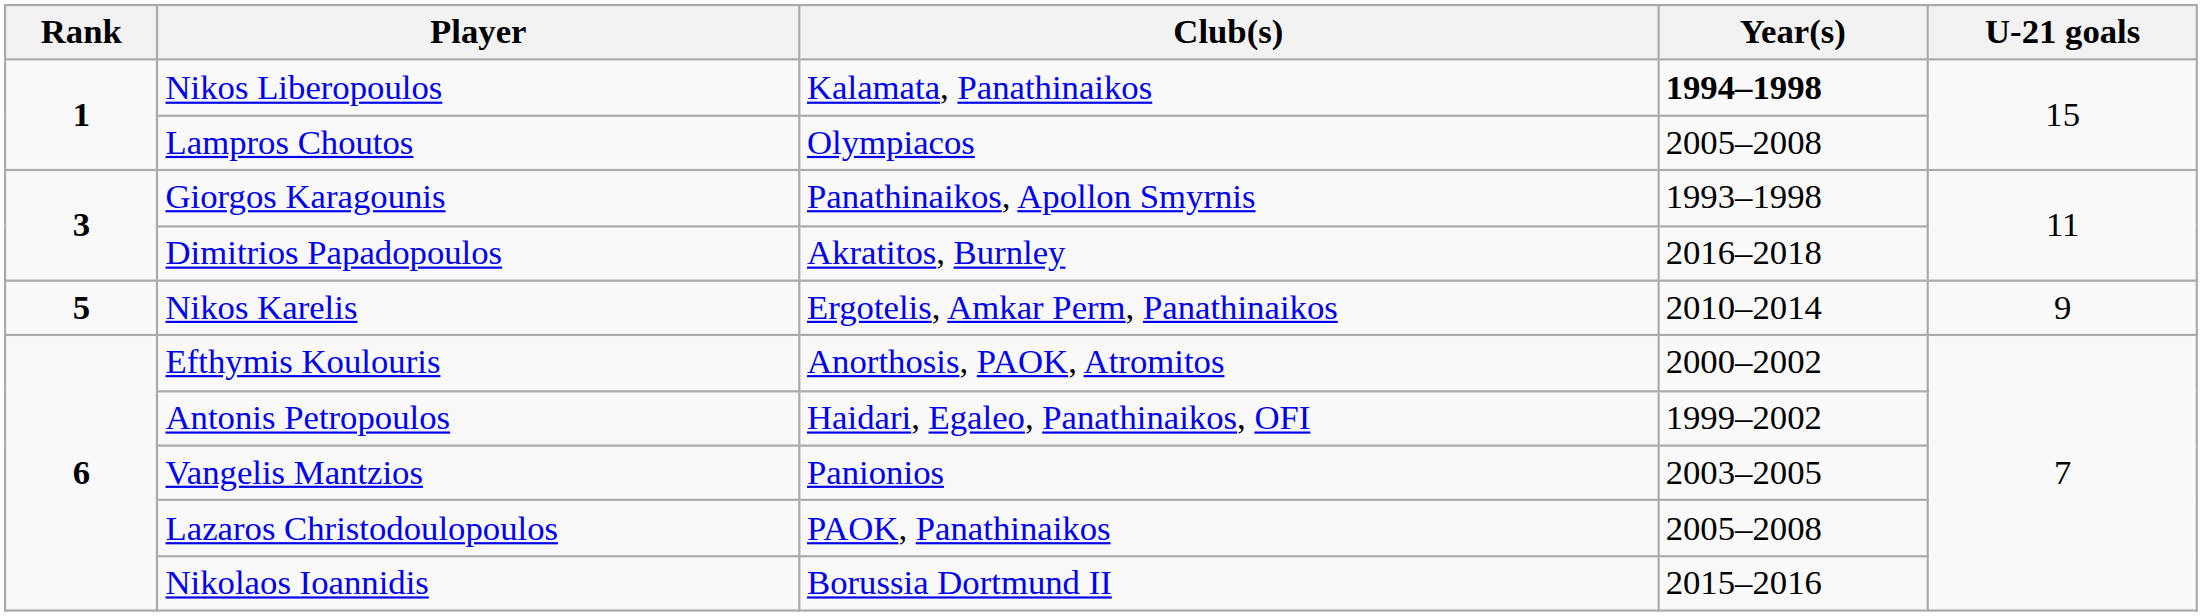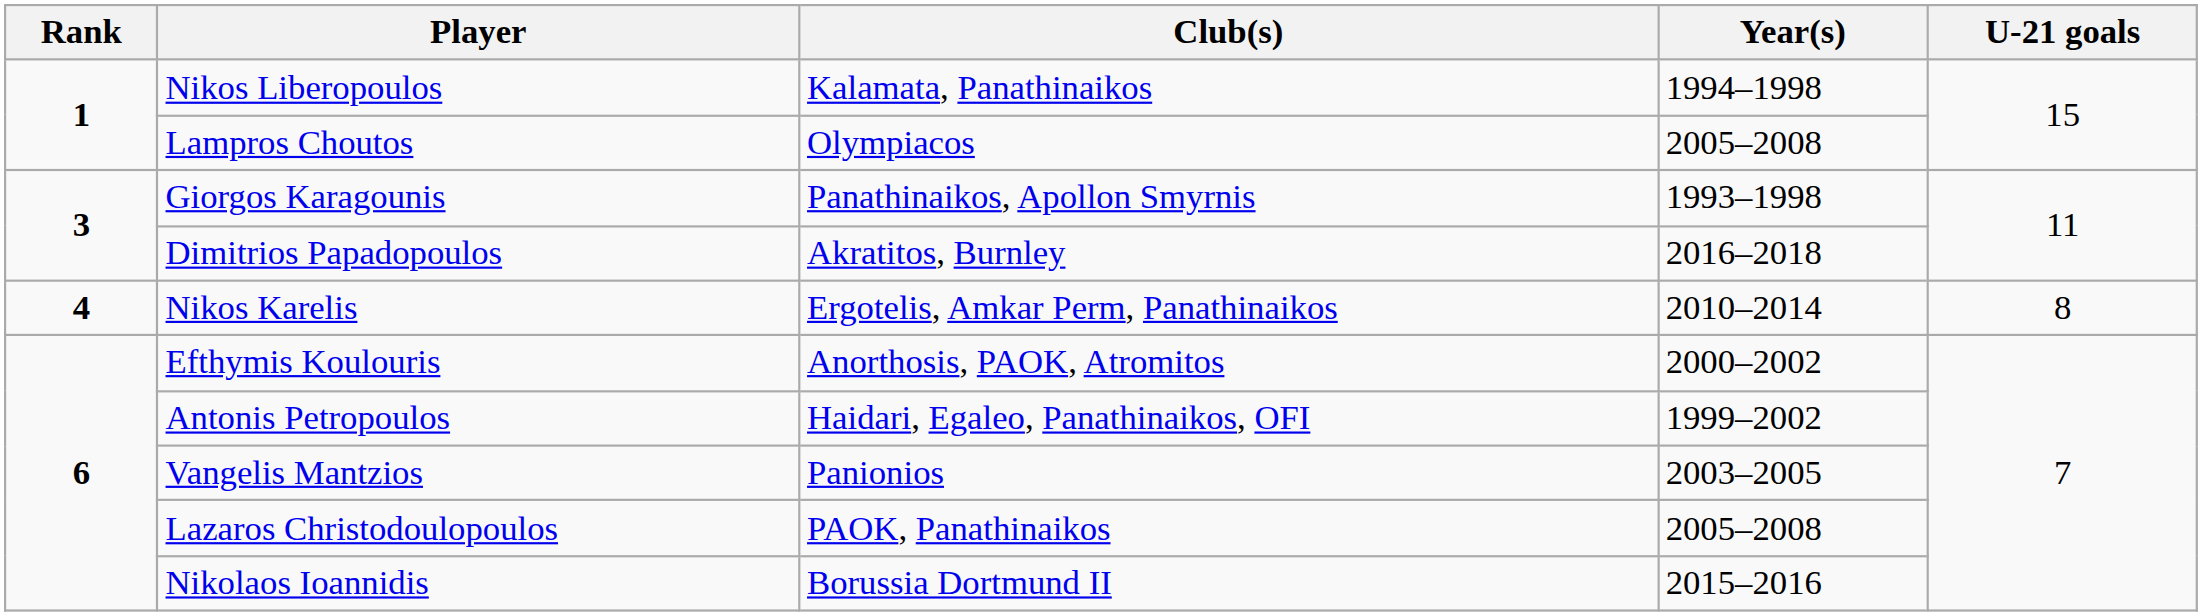(1744, 87) bold -> (1744, 87) normal
(81, 307) 5 -> (81, 307) 4
(2063, 307) 9 -> (2063, 307) 8
